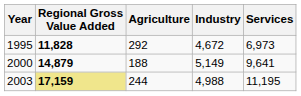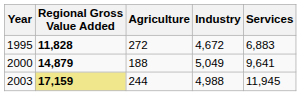(138, 44) 292 -> (138, 44) 272
(260, 44) 6,973 -> (260, 44) 6,883
(210, 63) 5,149 -> (210, 63) 5,049
(263, 81) 11,195 -> (263, 81) 11,945
